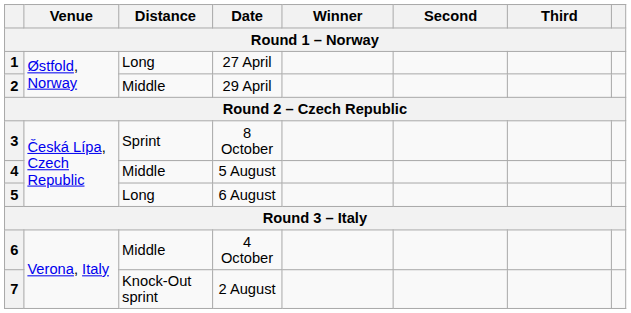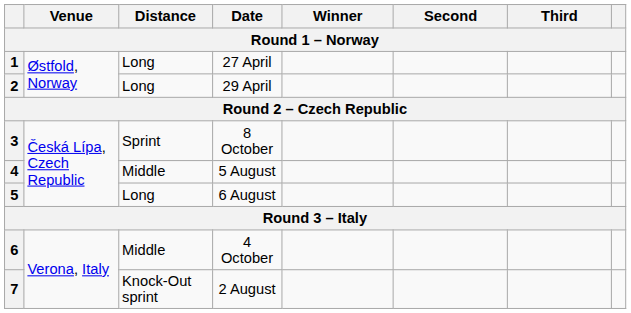(144, 86) Middle -> (138, 86) Long
